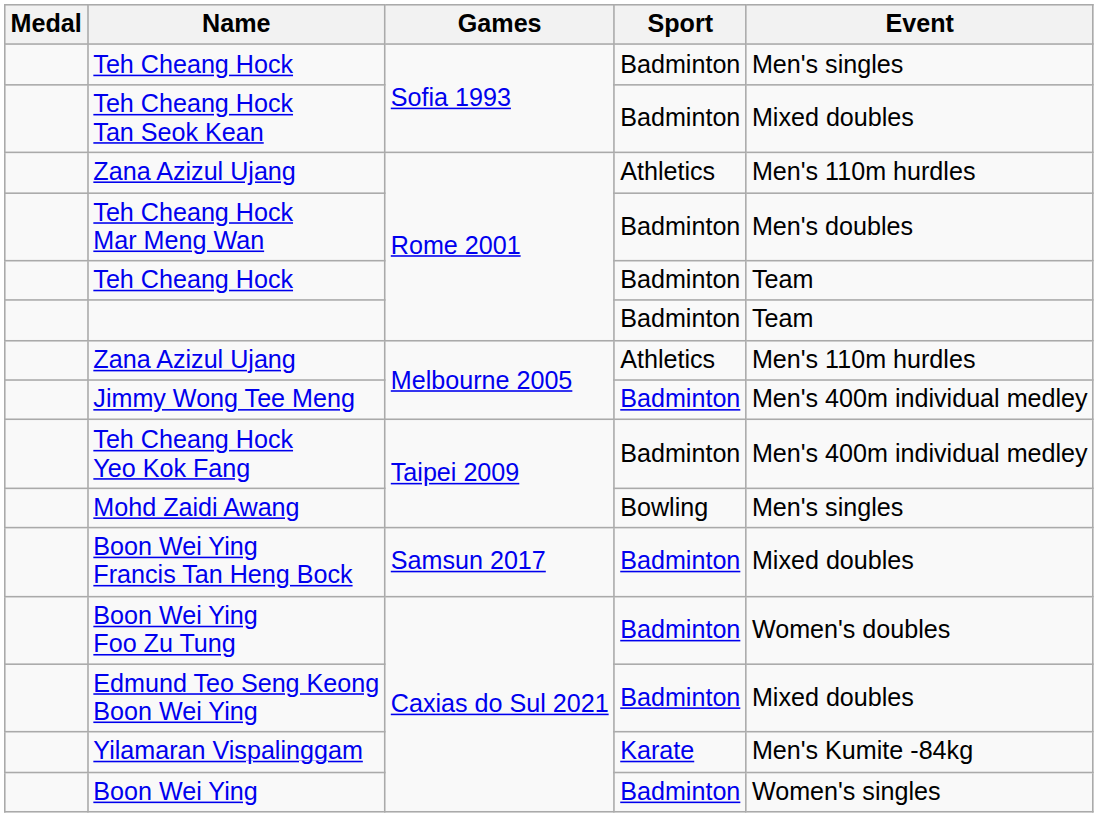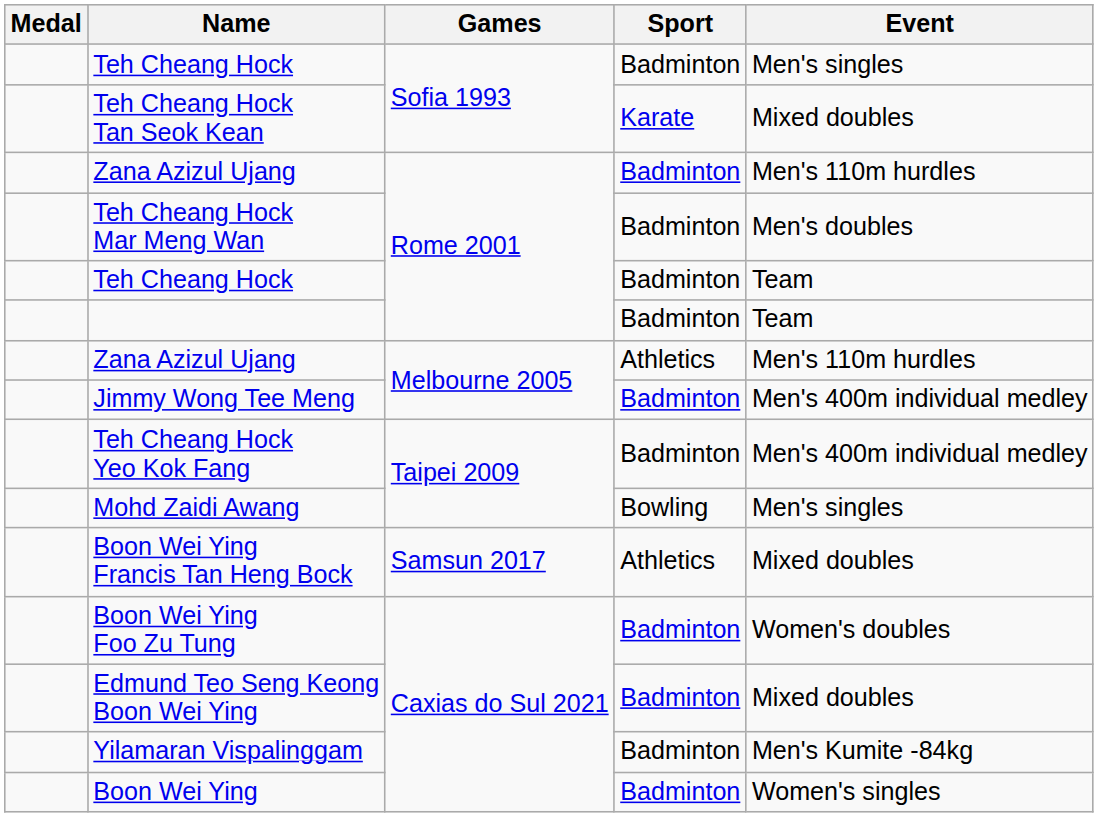(680, 118) Badminton -> (657, 118) Karate
(668, 172) Athletics -> (680, 172) Badminton
(680, 561) Badminton -> (668, 561) Athletics
(657, 751) Karate -> (680, 751) Badminton
